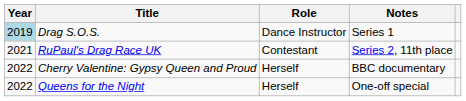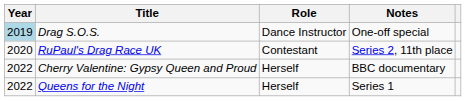(373, 31) Series 1 -> (390, 31) One-off special
(20, 50) 2021 -> (20, 50) 2020
(390, 86) One-off special -> (373, 86) Series 1
